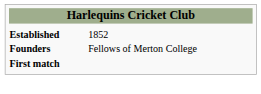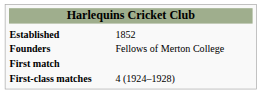+ row: (51, 78)
